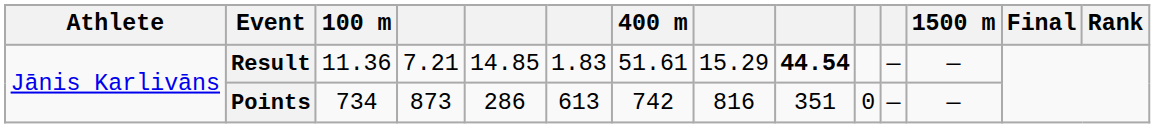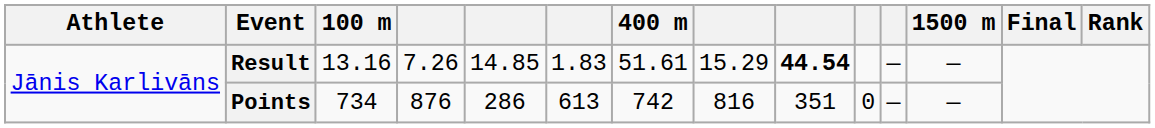(357, 63) 11.36 -> (357, 63) 13.16
(431, 63) 7.21 -> (431, 63) 7.26
(431, 102) 873 -> (431, 102) 876
